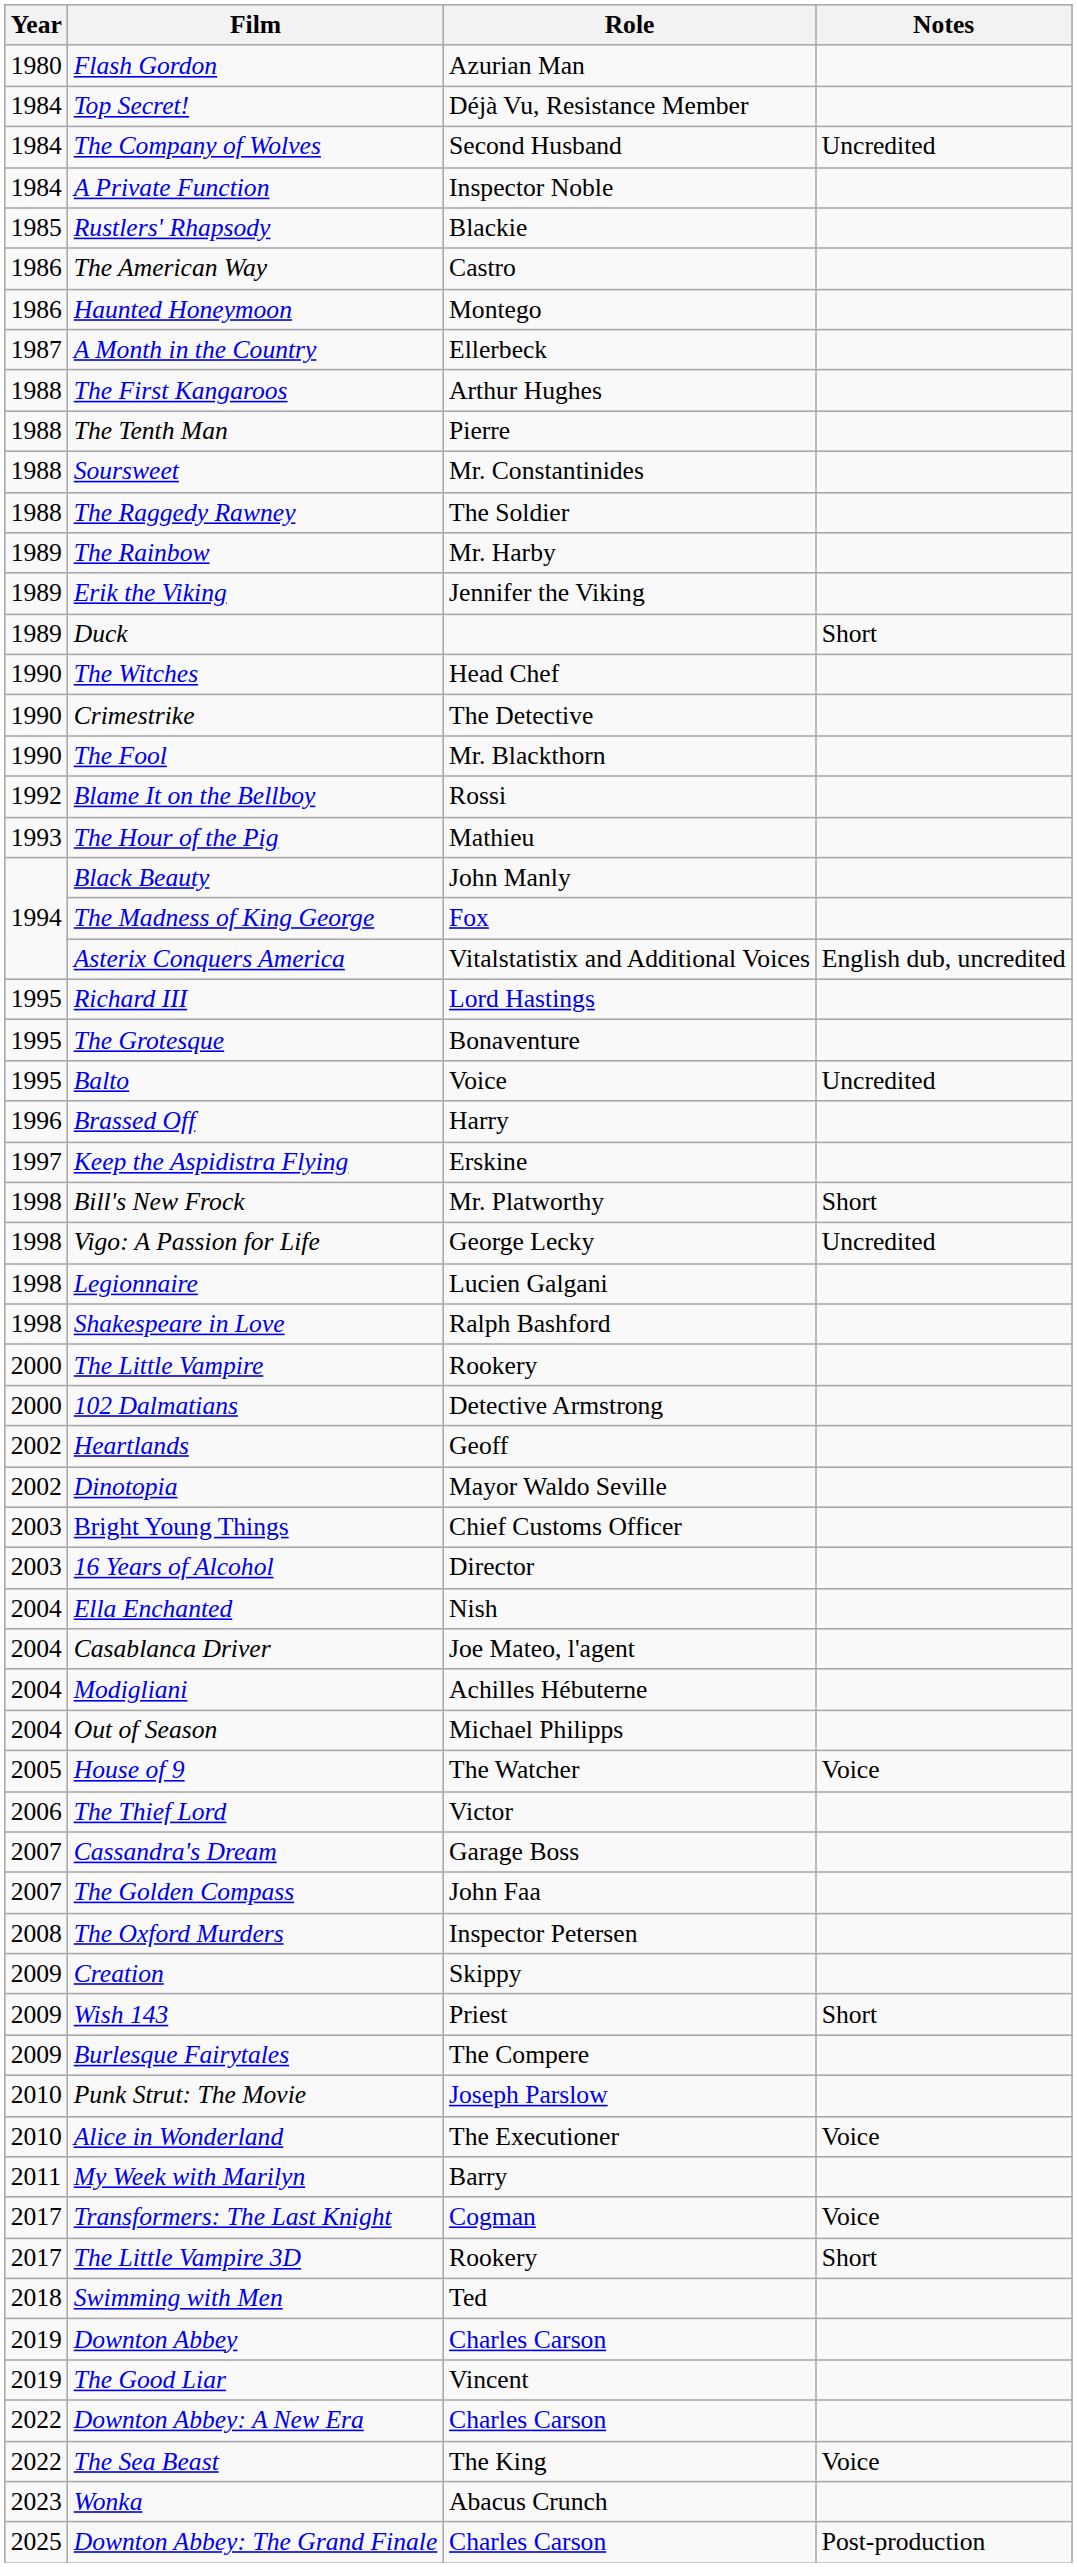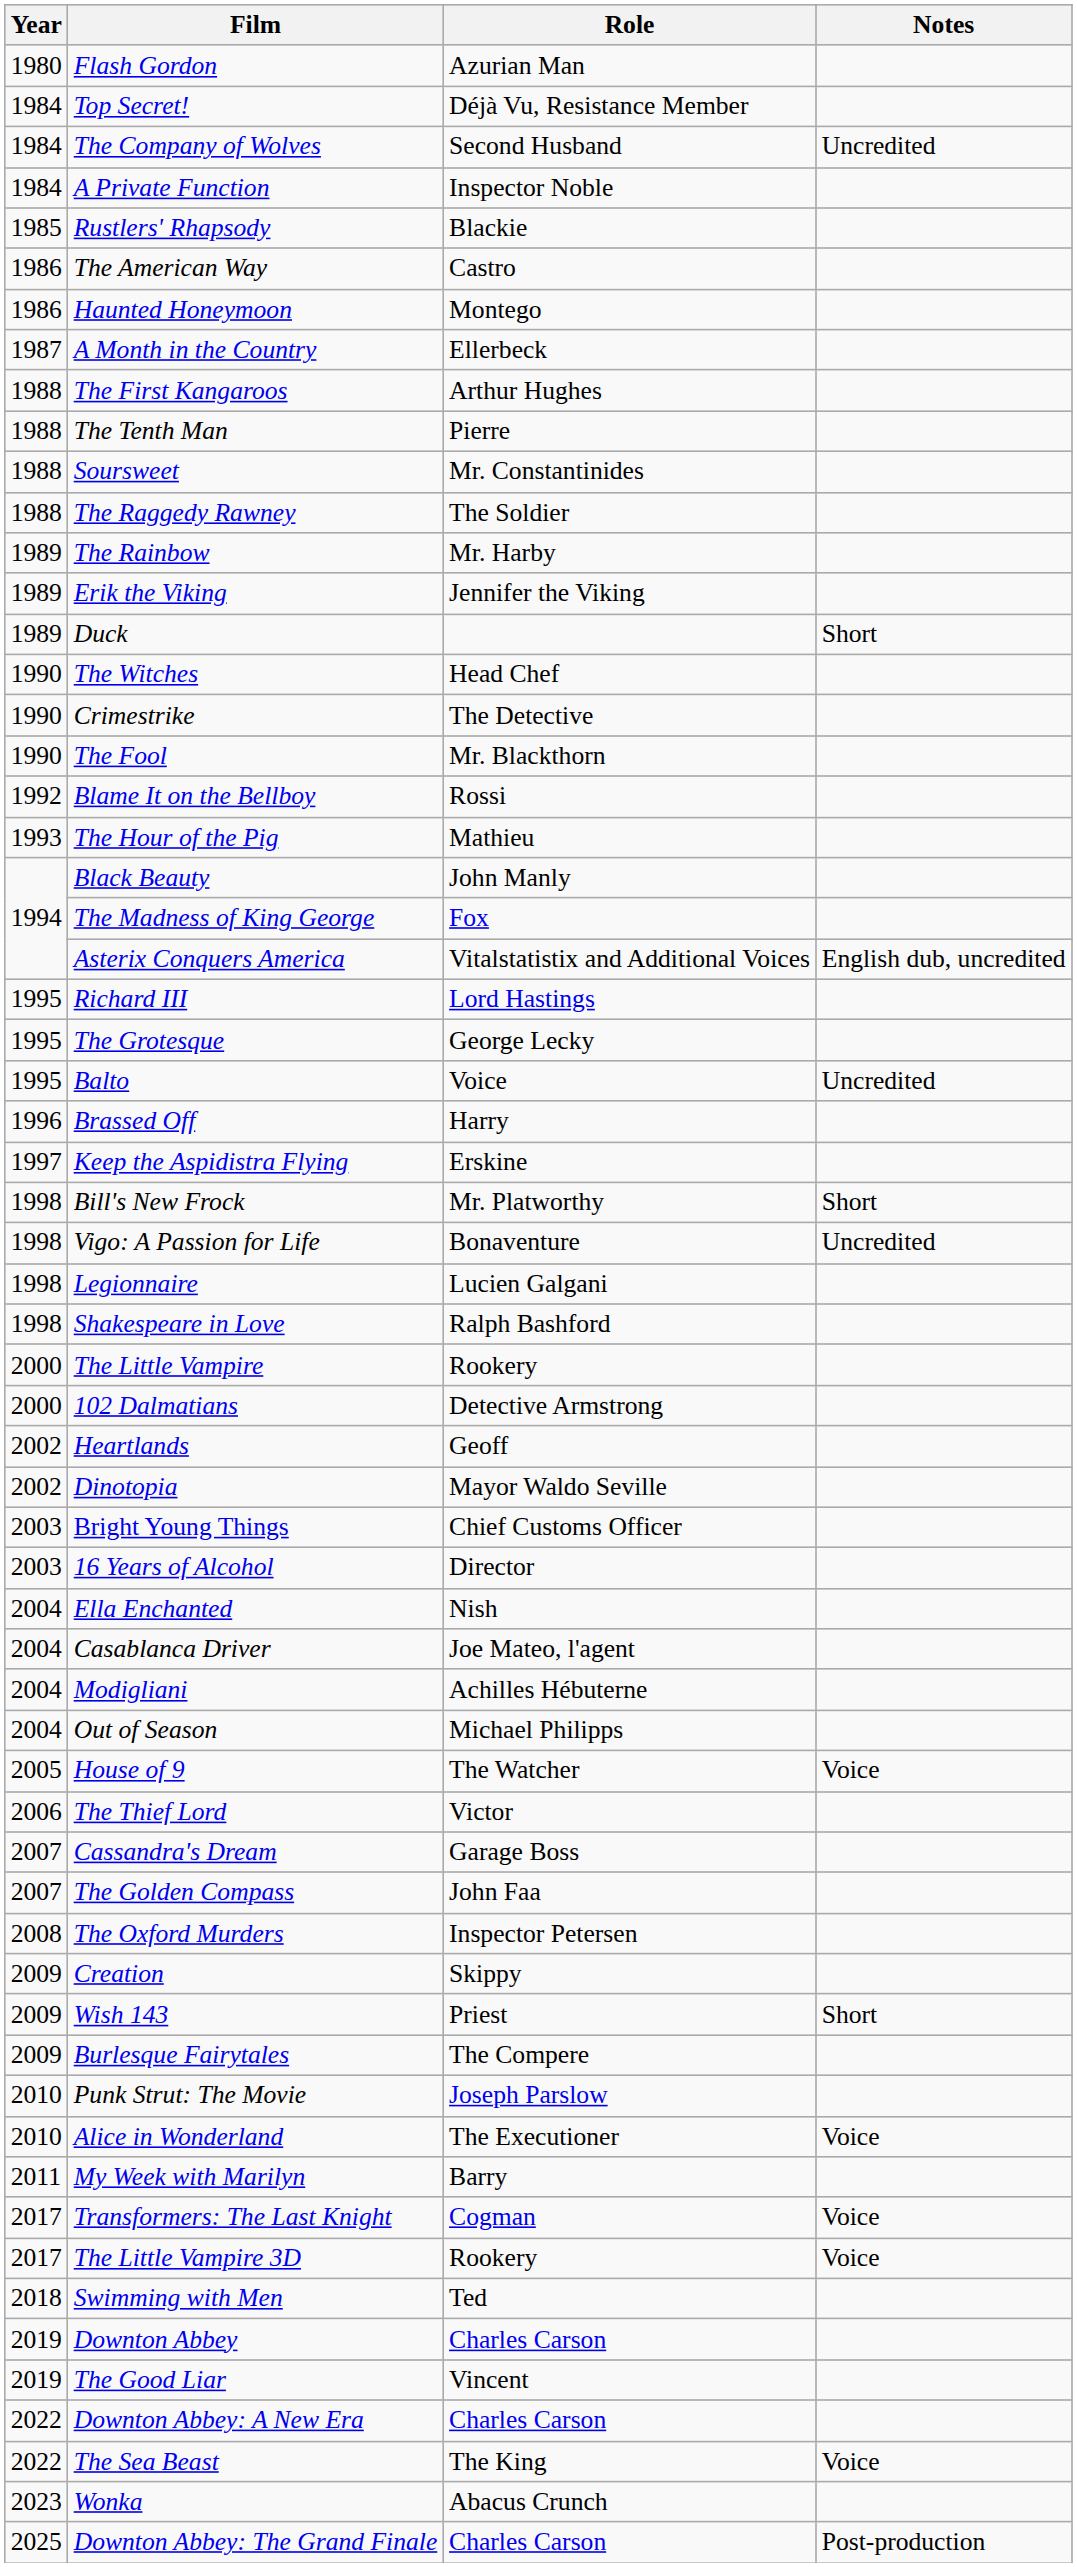(514, 1039) Bonaventure -> (522, 1039) George Lecky
(522, 1242) George Lecky -> (514, 1242) Bonaventure
(849, 2257) Short -> (851, 2257) Voice
